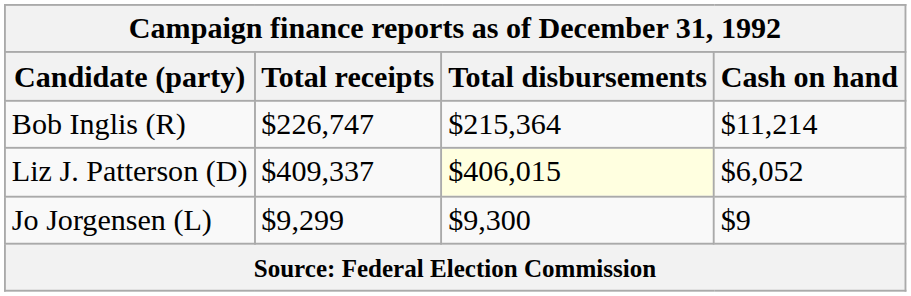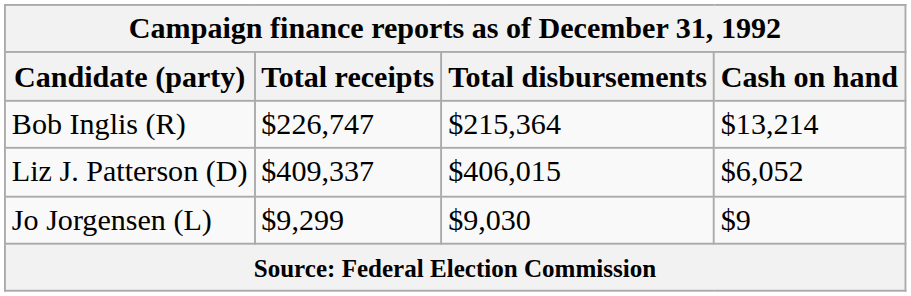(769, 123) $11,214 -> (770, 123) $13,214
(505, 171) lightyellow background -> (505, 171) no background
(490, 219) $9,300 -> (490, 219) $9,030
